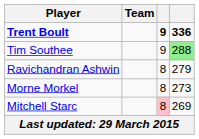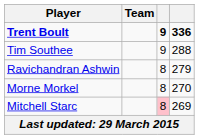(181, 50) lightgreen background -> (181, 50) no background
(181, 87) 273 -> (181, 87) 270
